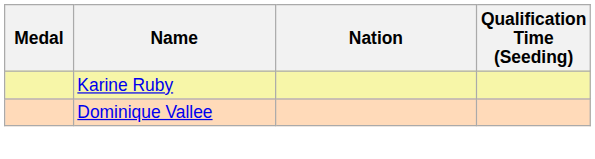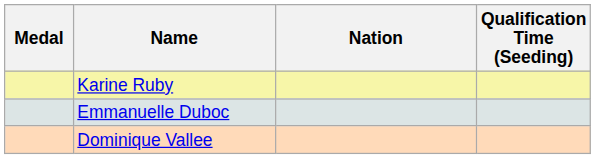+ row: (153, 113)
